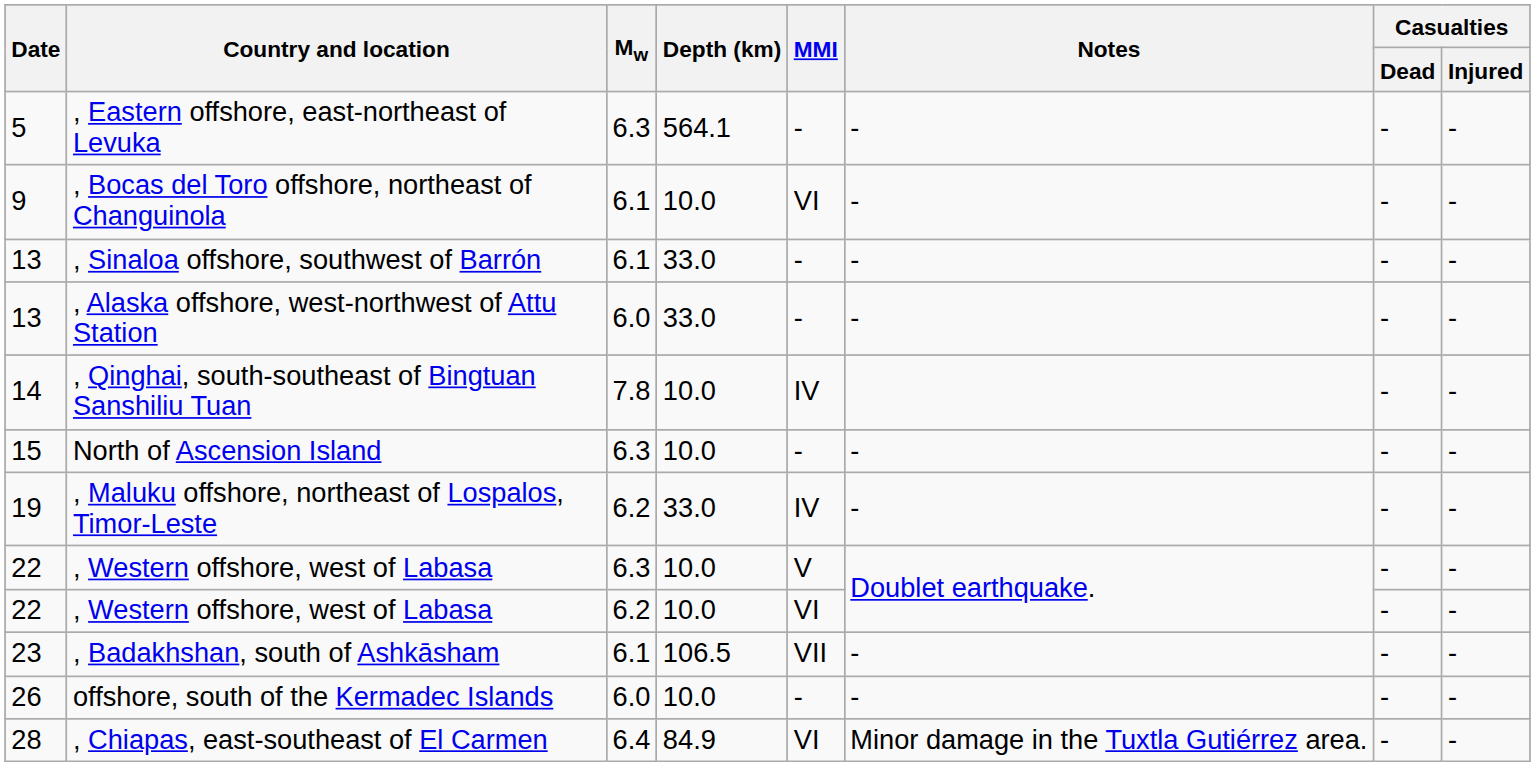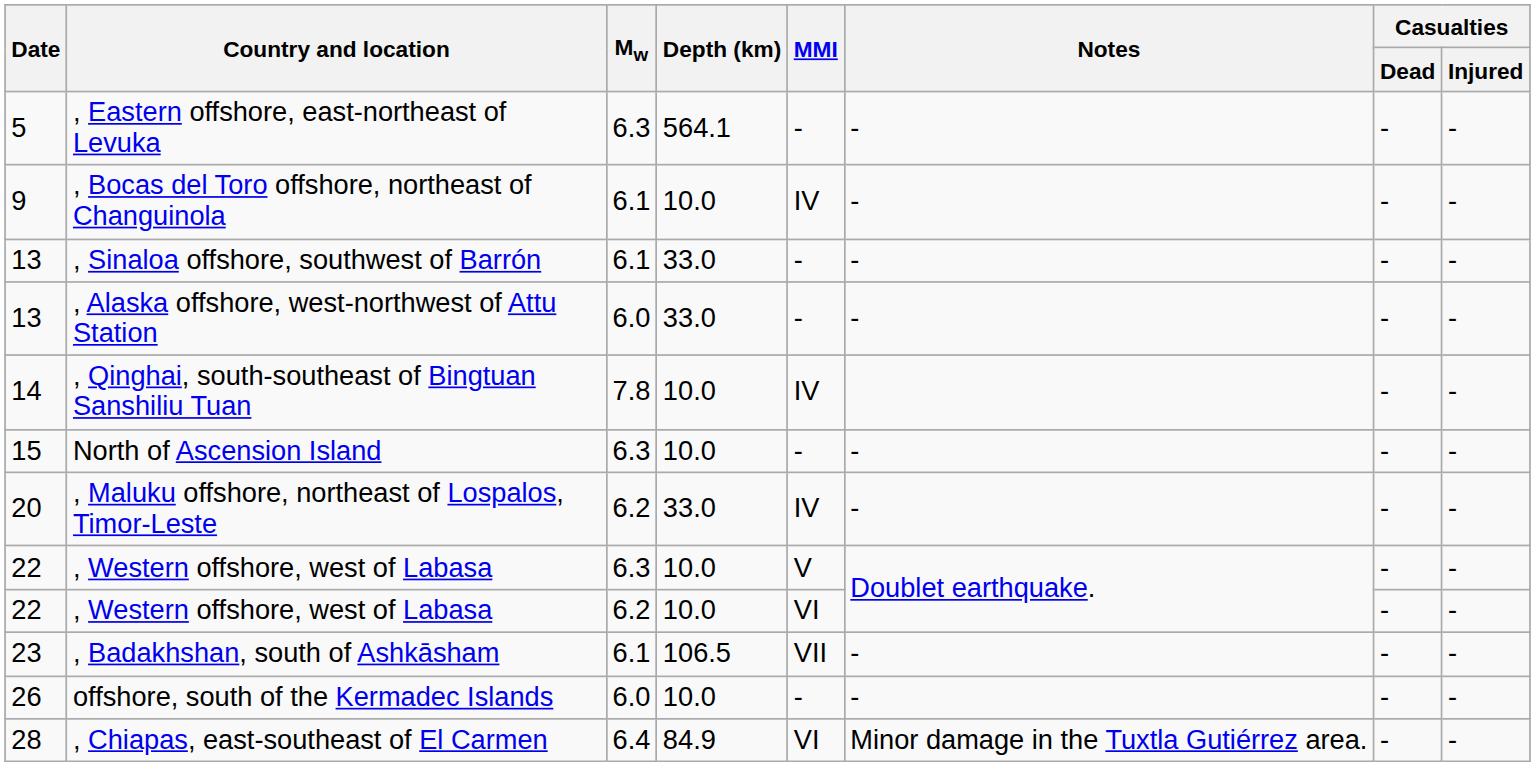(807, 201) VI -> (807, 201) IV
(26, 508) 19 -> (26, 508) 20
